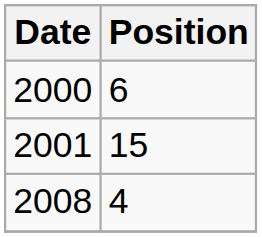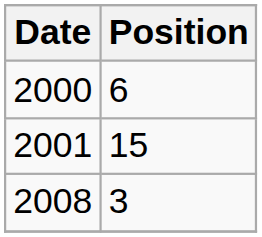(119, 201) 4 -> (119, 201) 3
